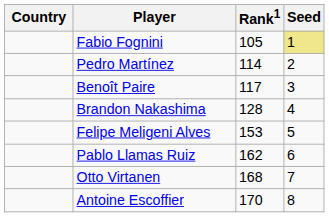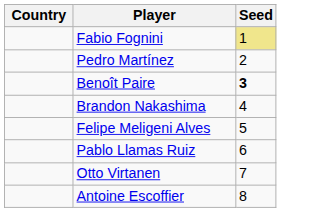- column: (260, 17)
(291, 87) normal -> (243, 83) bold
